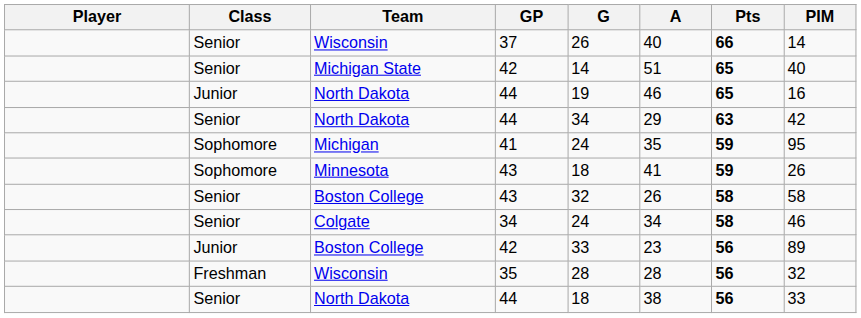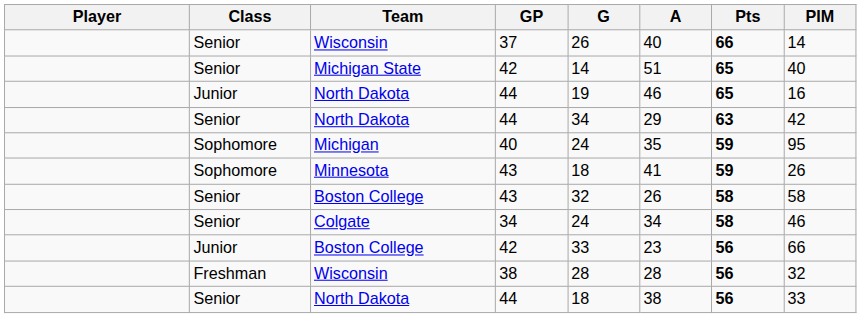(508, 145) 41 -> (508, 145) 40
(797, 247) 89 -> (797, 247) 66
(508, 273) 35 -> (508, 273) 38
